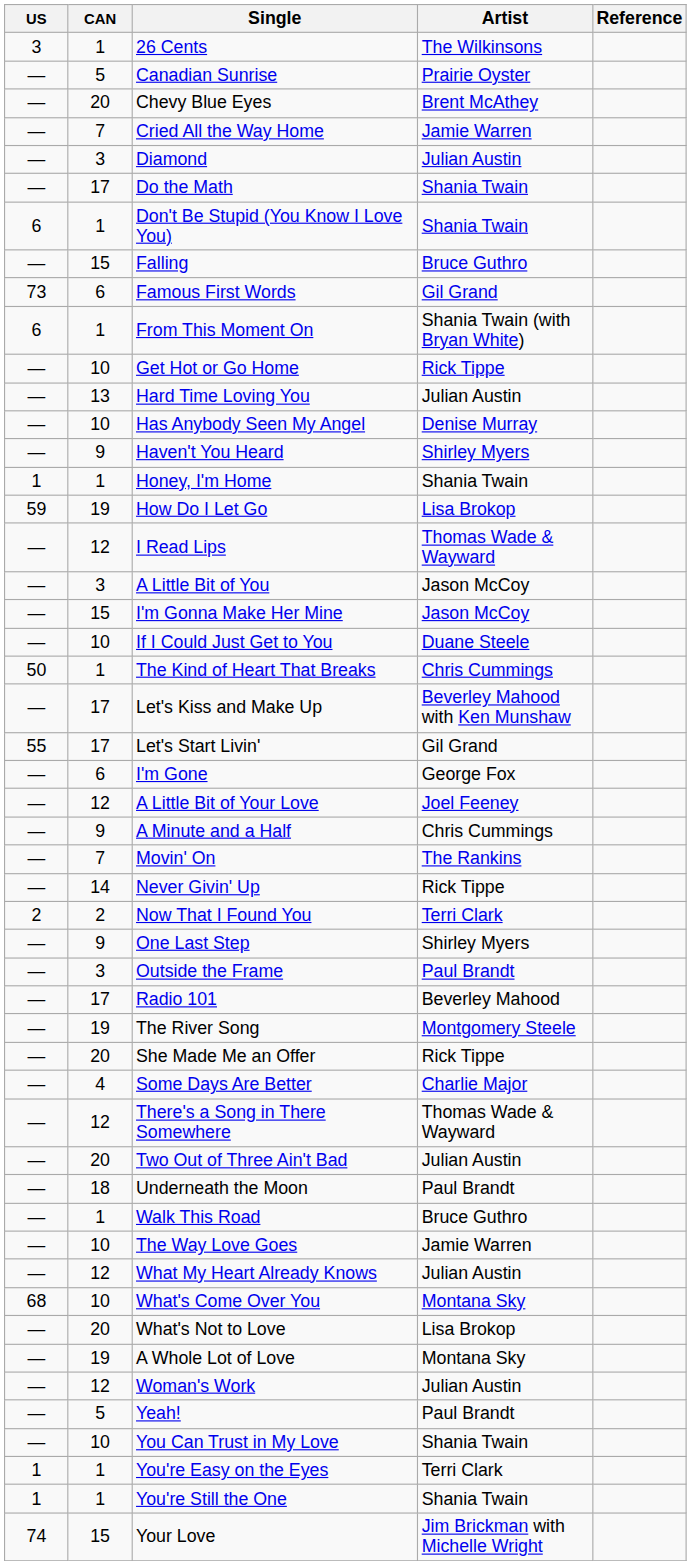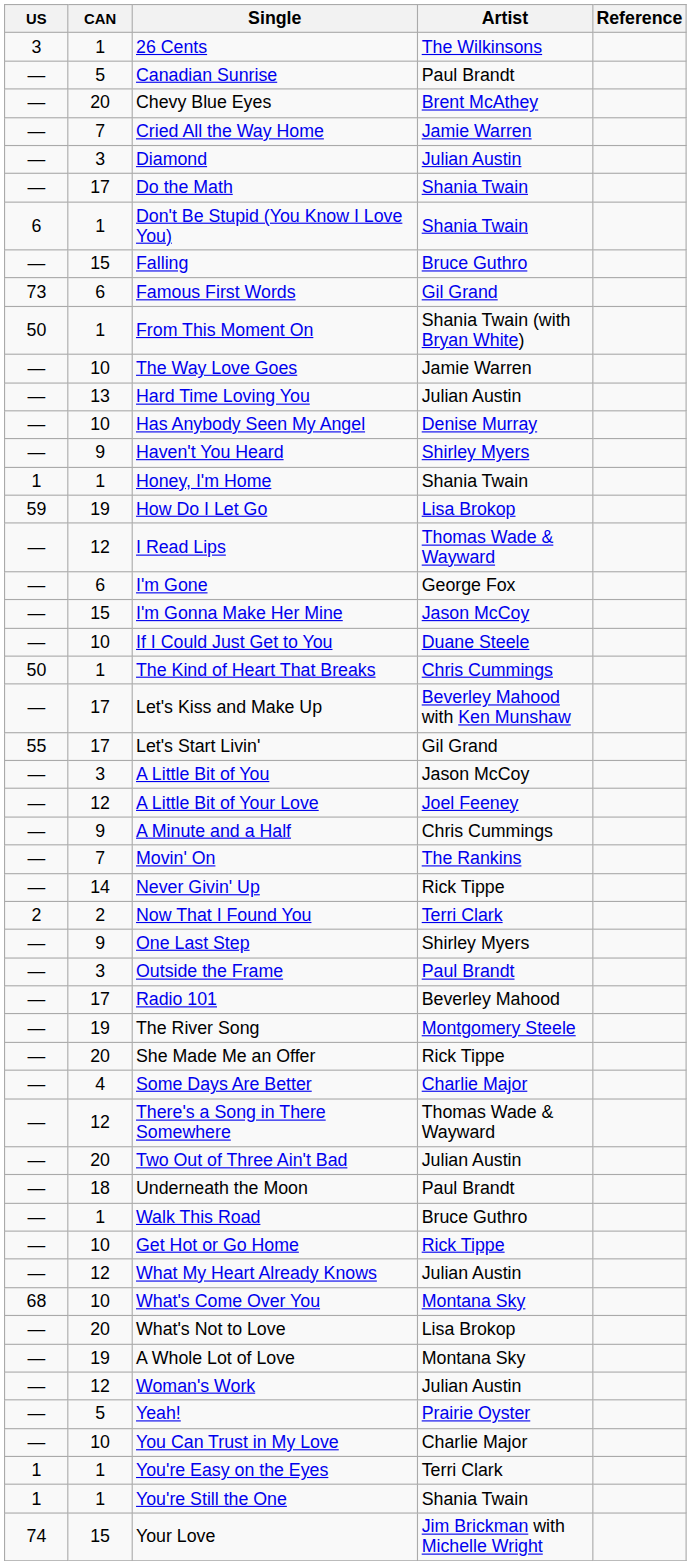(476, 74) Prairie Oyster -> (468, 74) Paul Brandt
(36, 330) 6 -> (36, 330) 50
rows swapped: (217, 368) <-> (217, 1245)
rows swapped: (172, 774) <-> (203, 585)
(468, 1414) Paul Brandt -> (476, 1414) Prairie Oyster
(475, 1442) Shania Twain -> (475, 1442) Charlie Major
